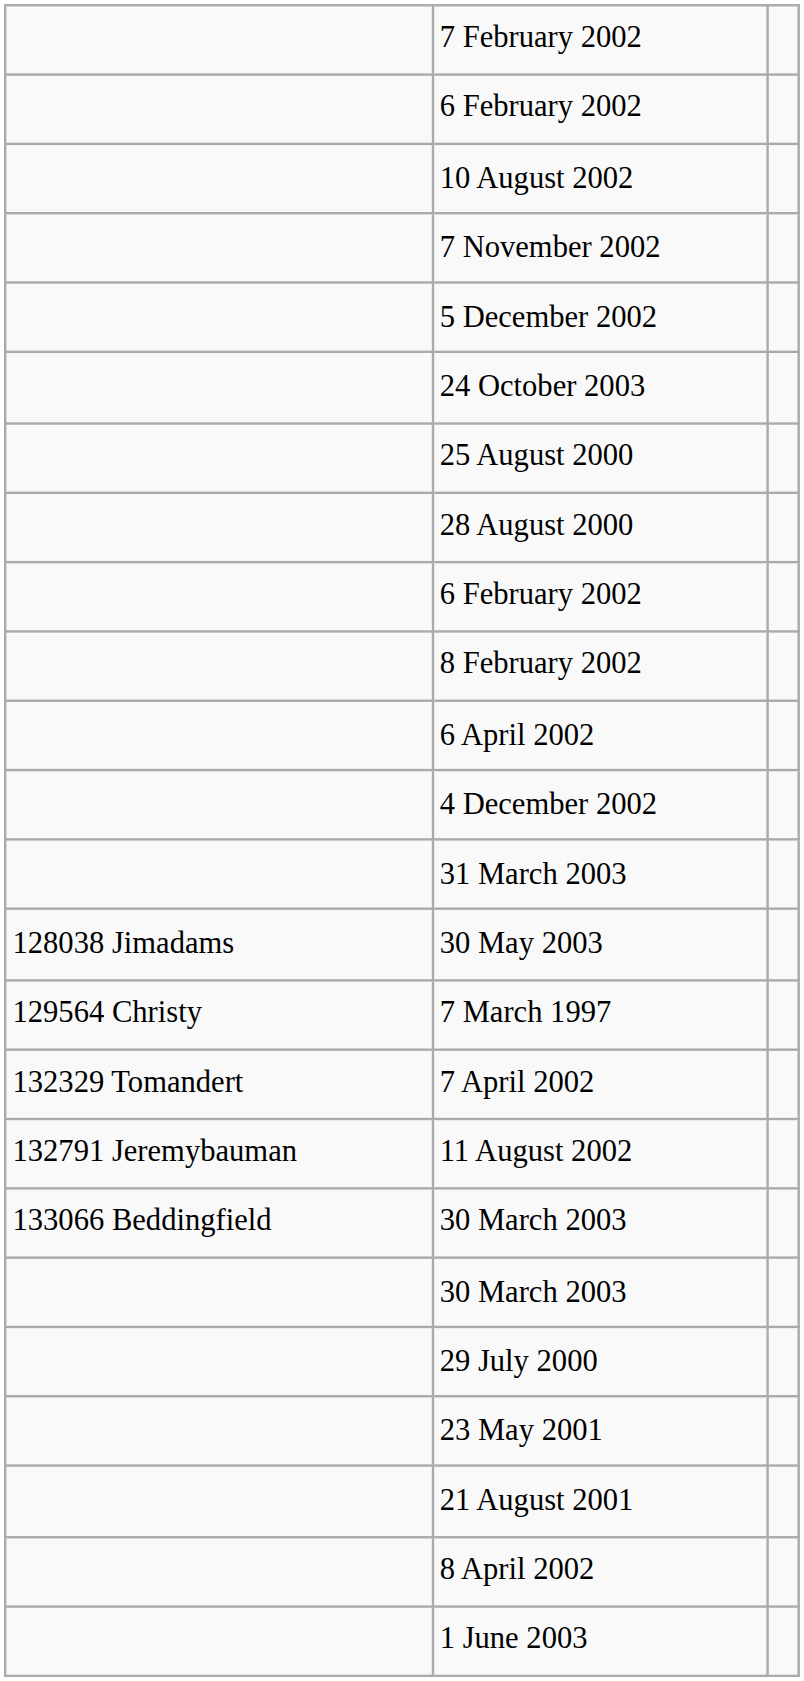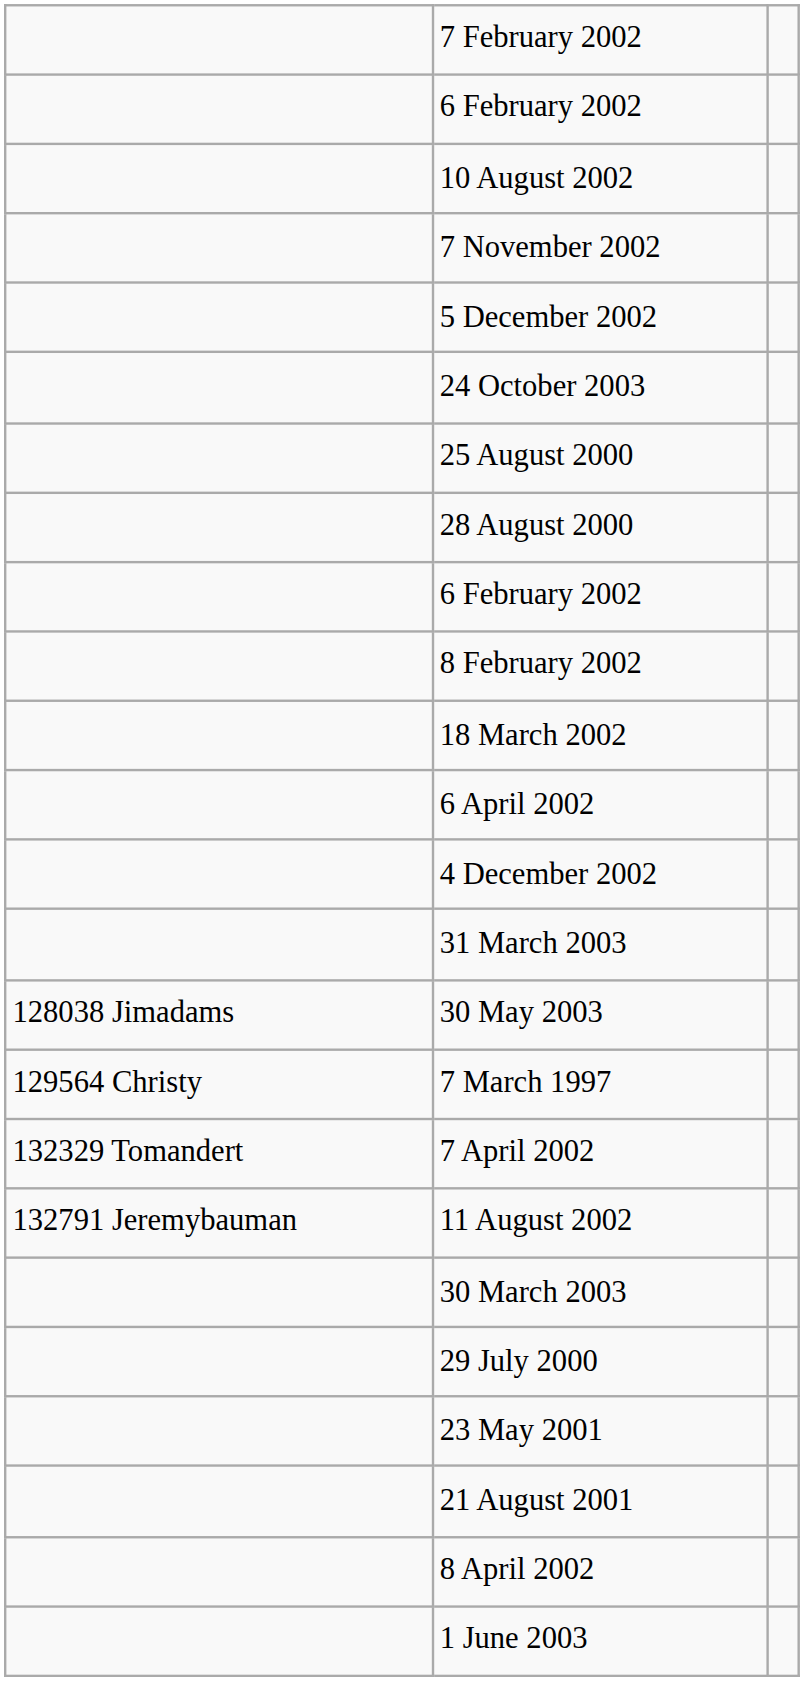+ row: (219, 736)
- row: (142, 1222)
